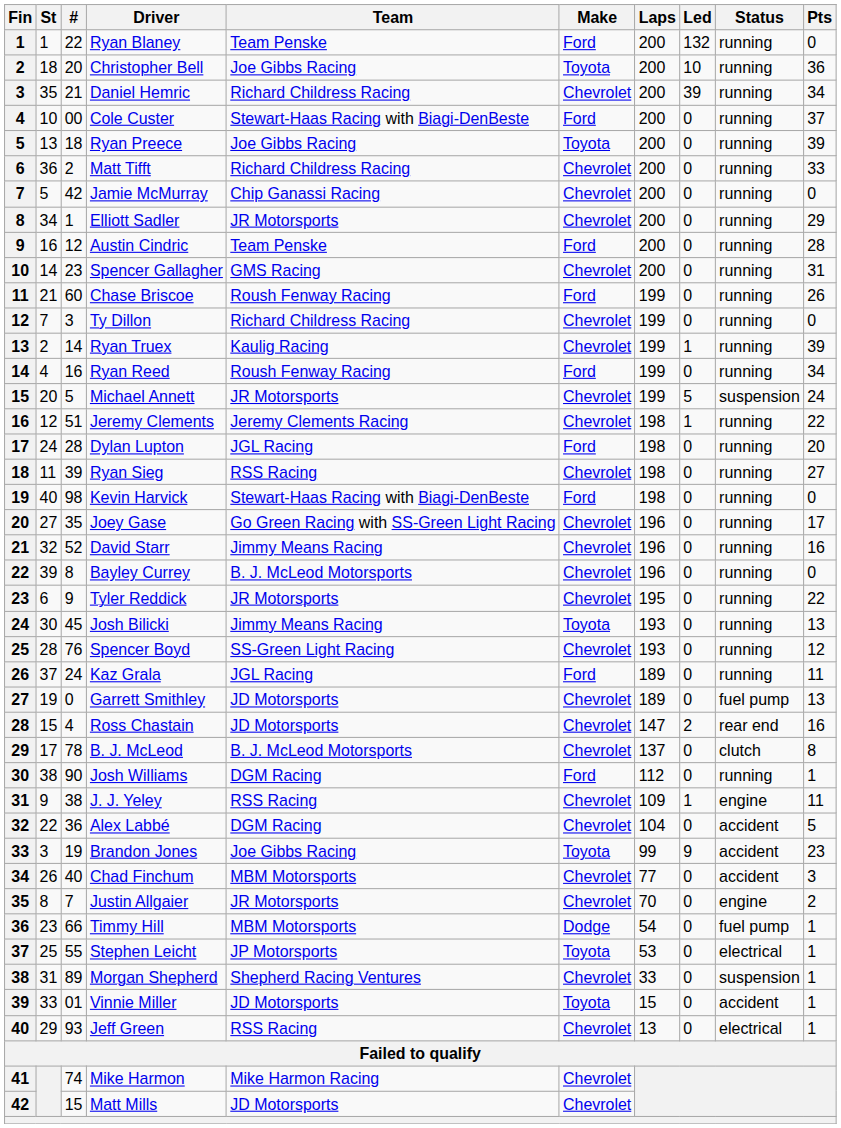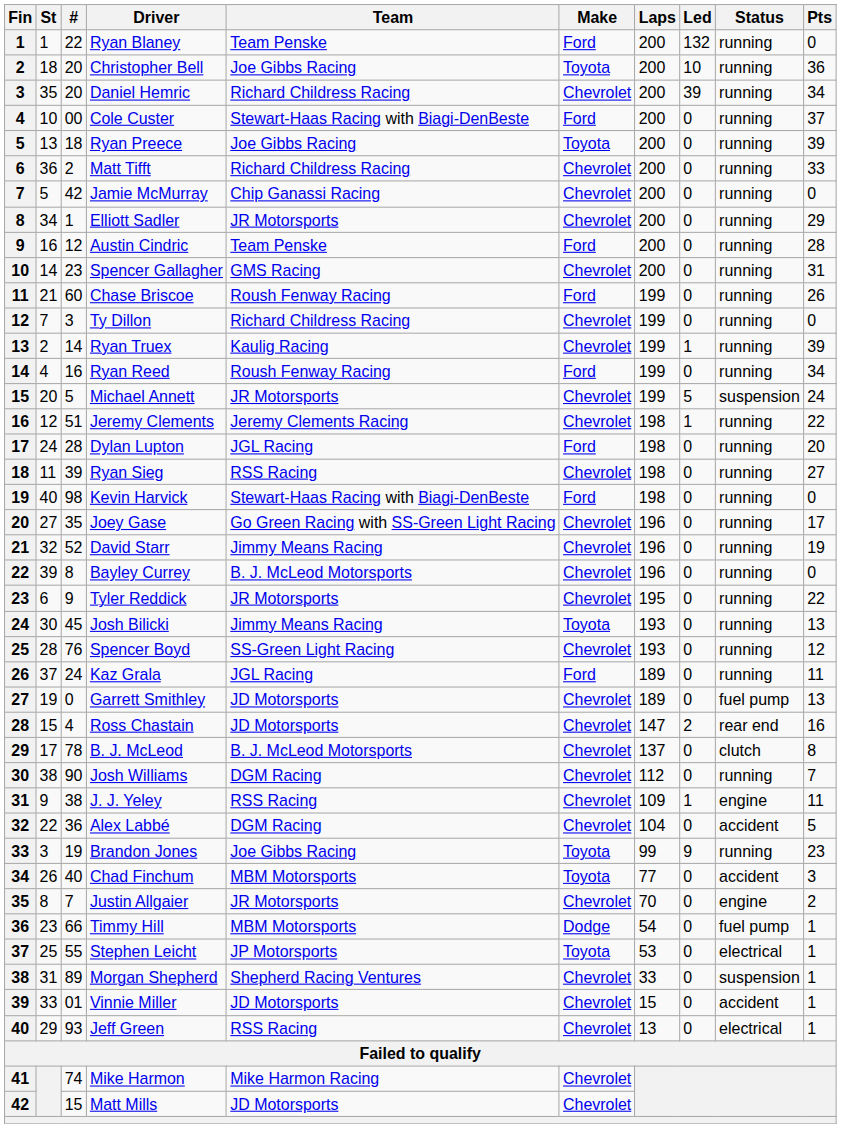(74, 93) 21 -> (74, 93) 20
(816, 548) 16 -> (816, 548) 19
(579, 775) Ford -> (597, 775) Chevrolet
(812, 775) 1 -> (812, 775) 7
(749, 851) accident -> (746, 851) running
(597, 876) Chevrolet -> (587, 876) Toyota
(587, 1003) Toyota -> (597, 1003) Chevrolet
